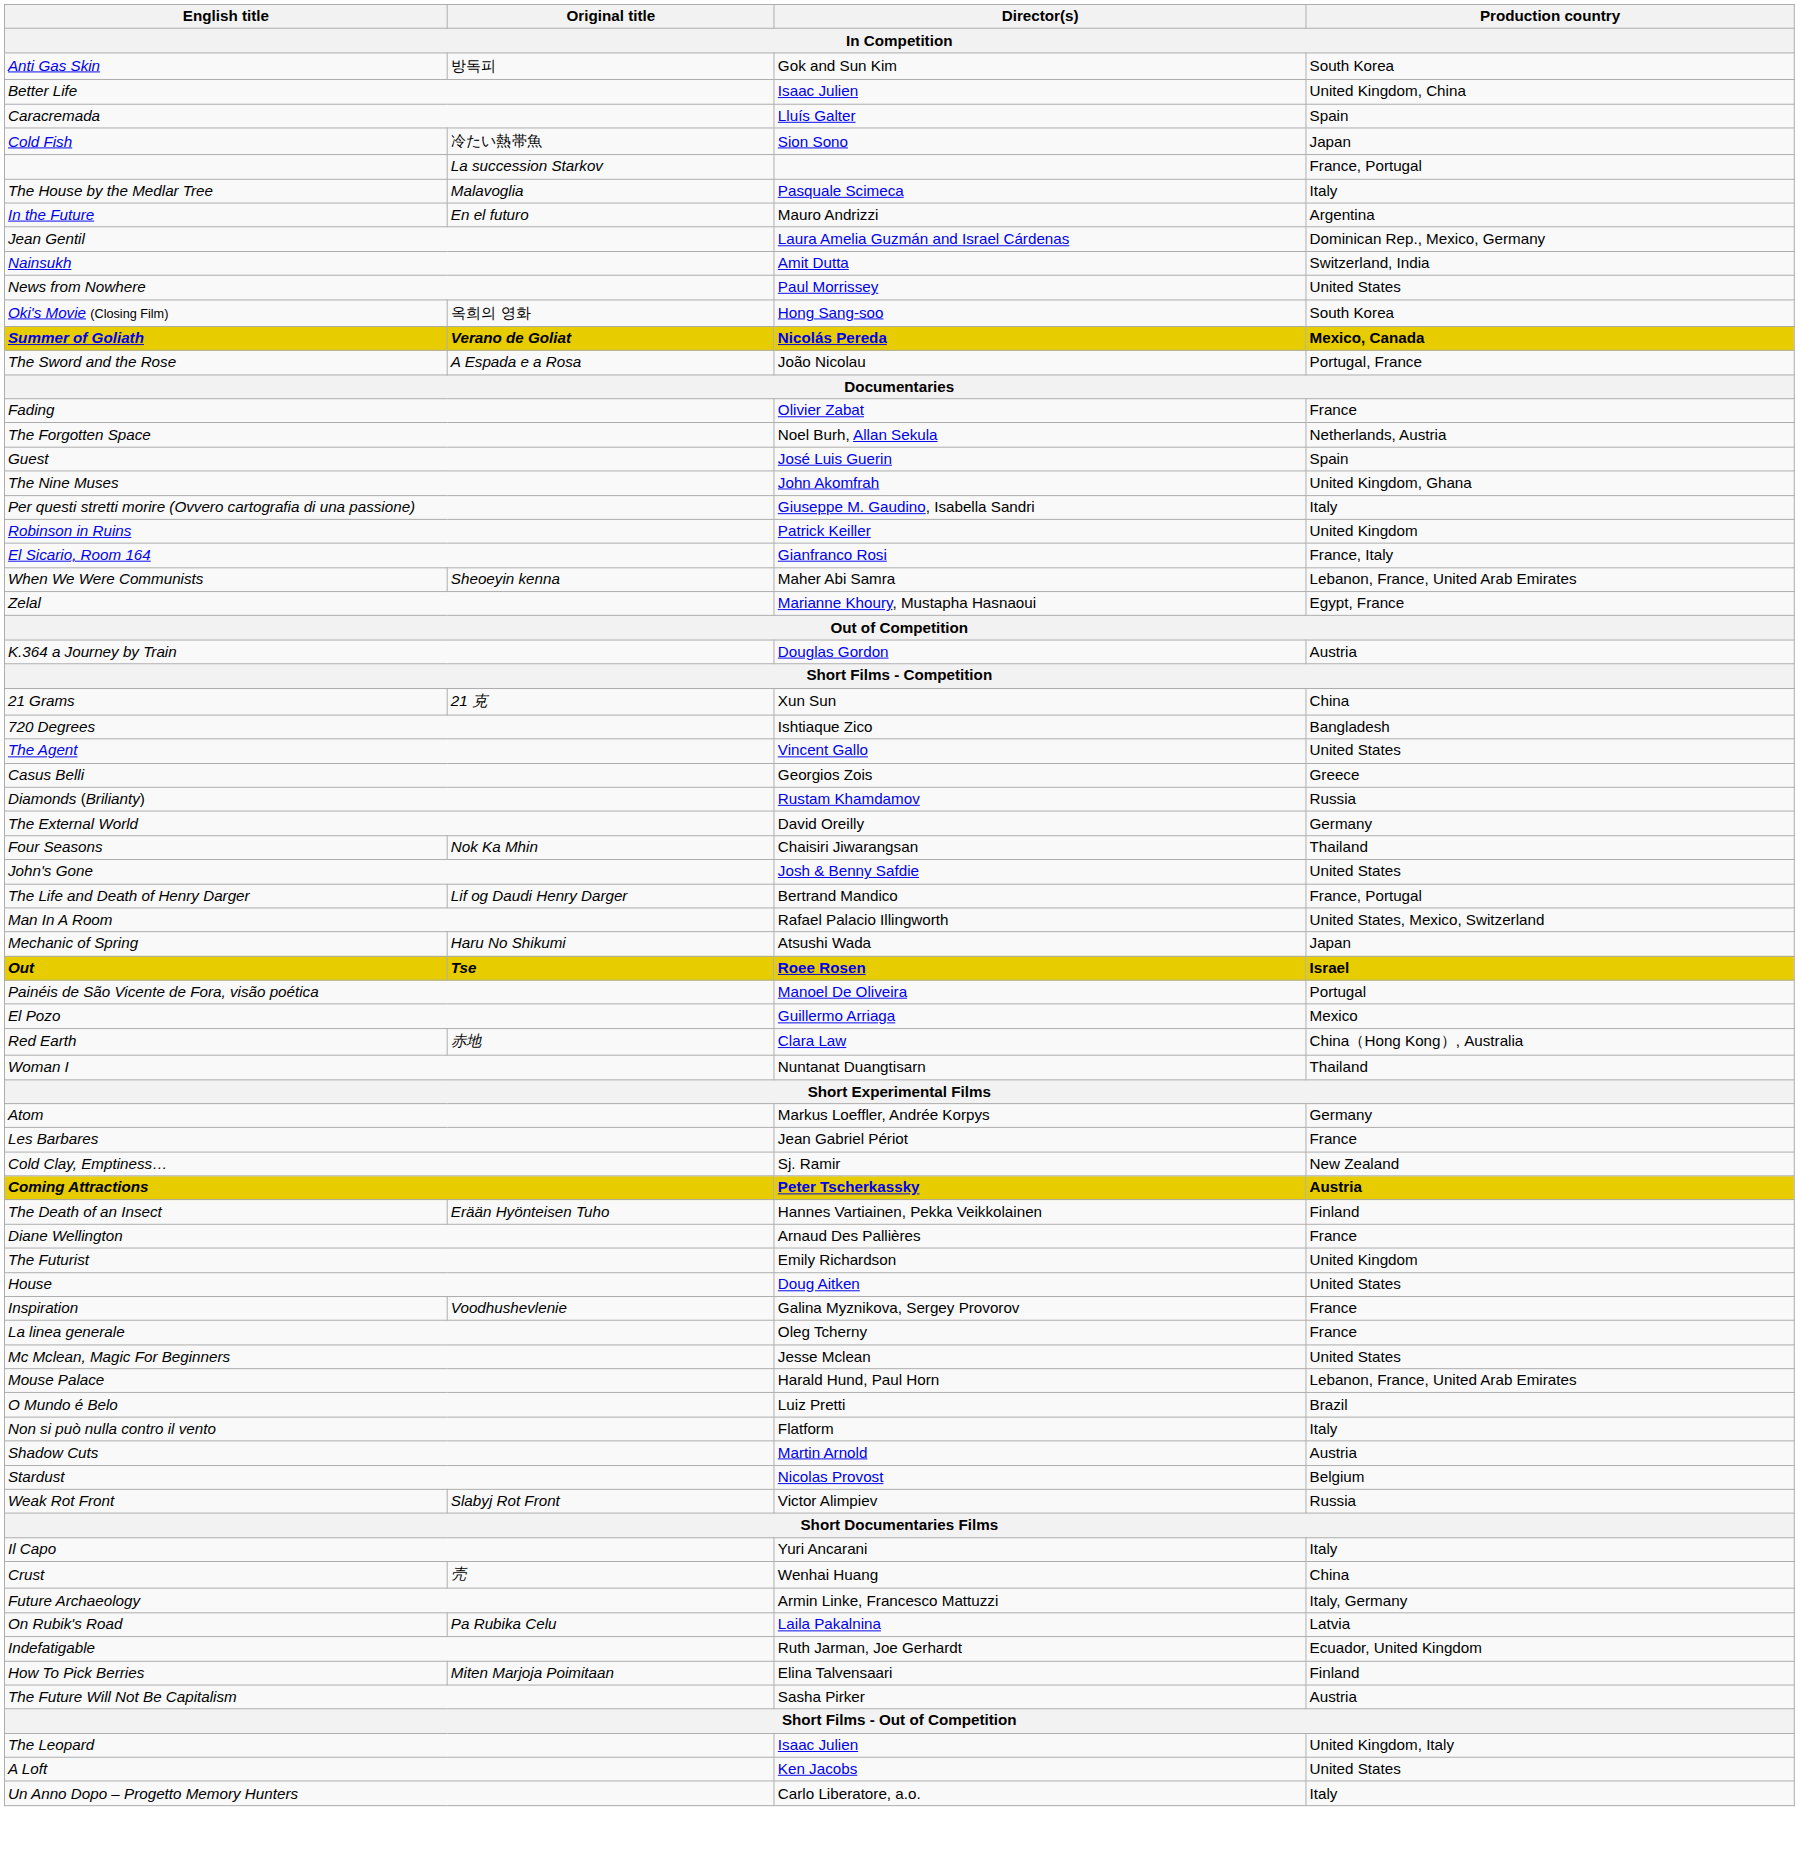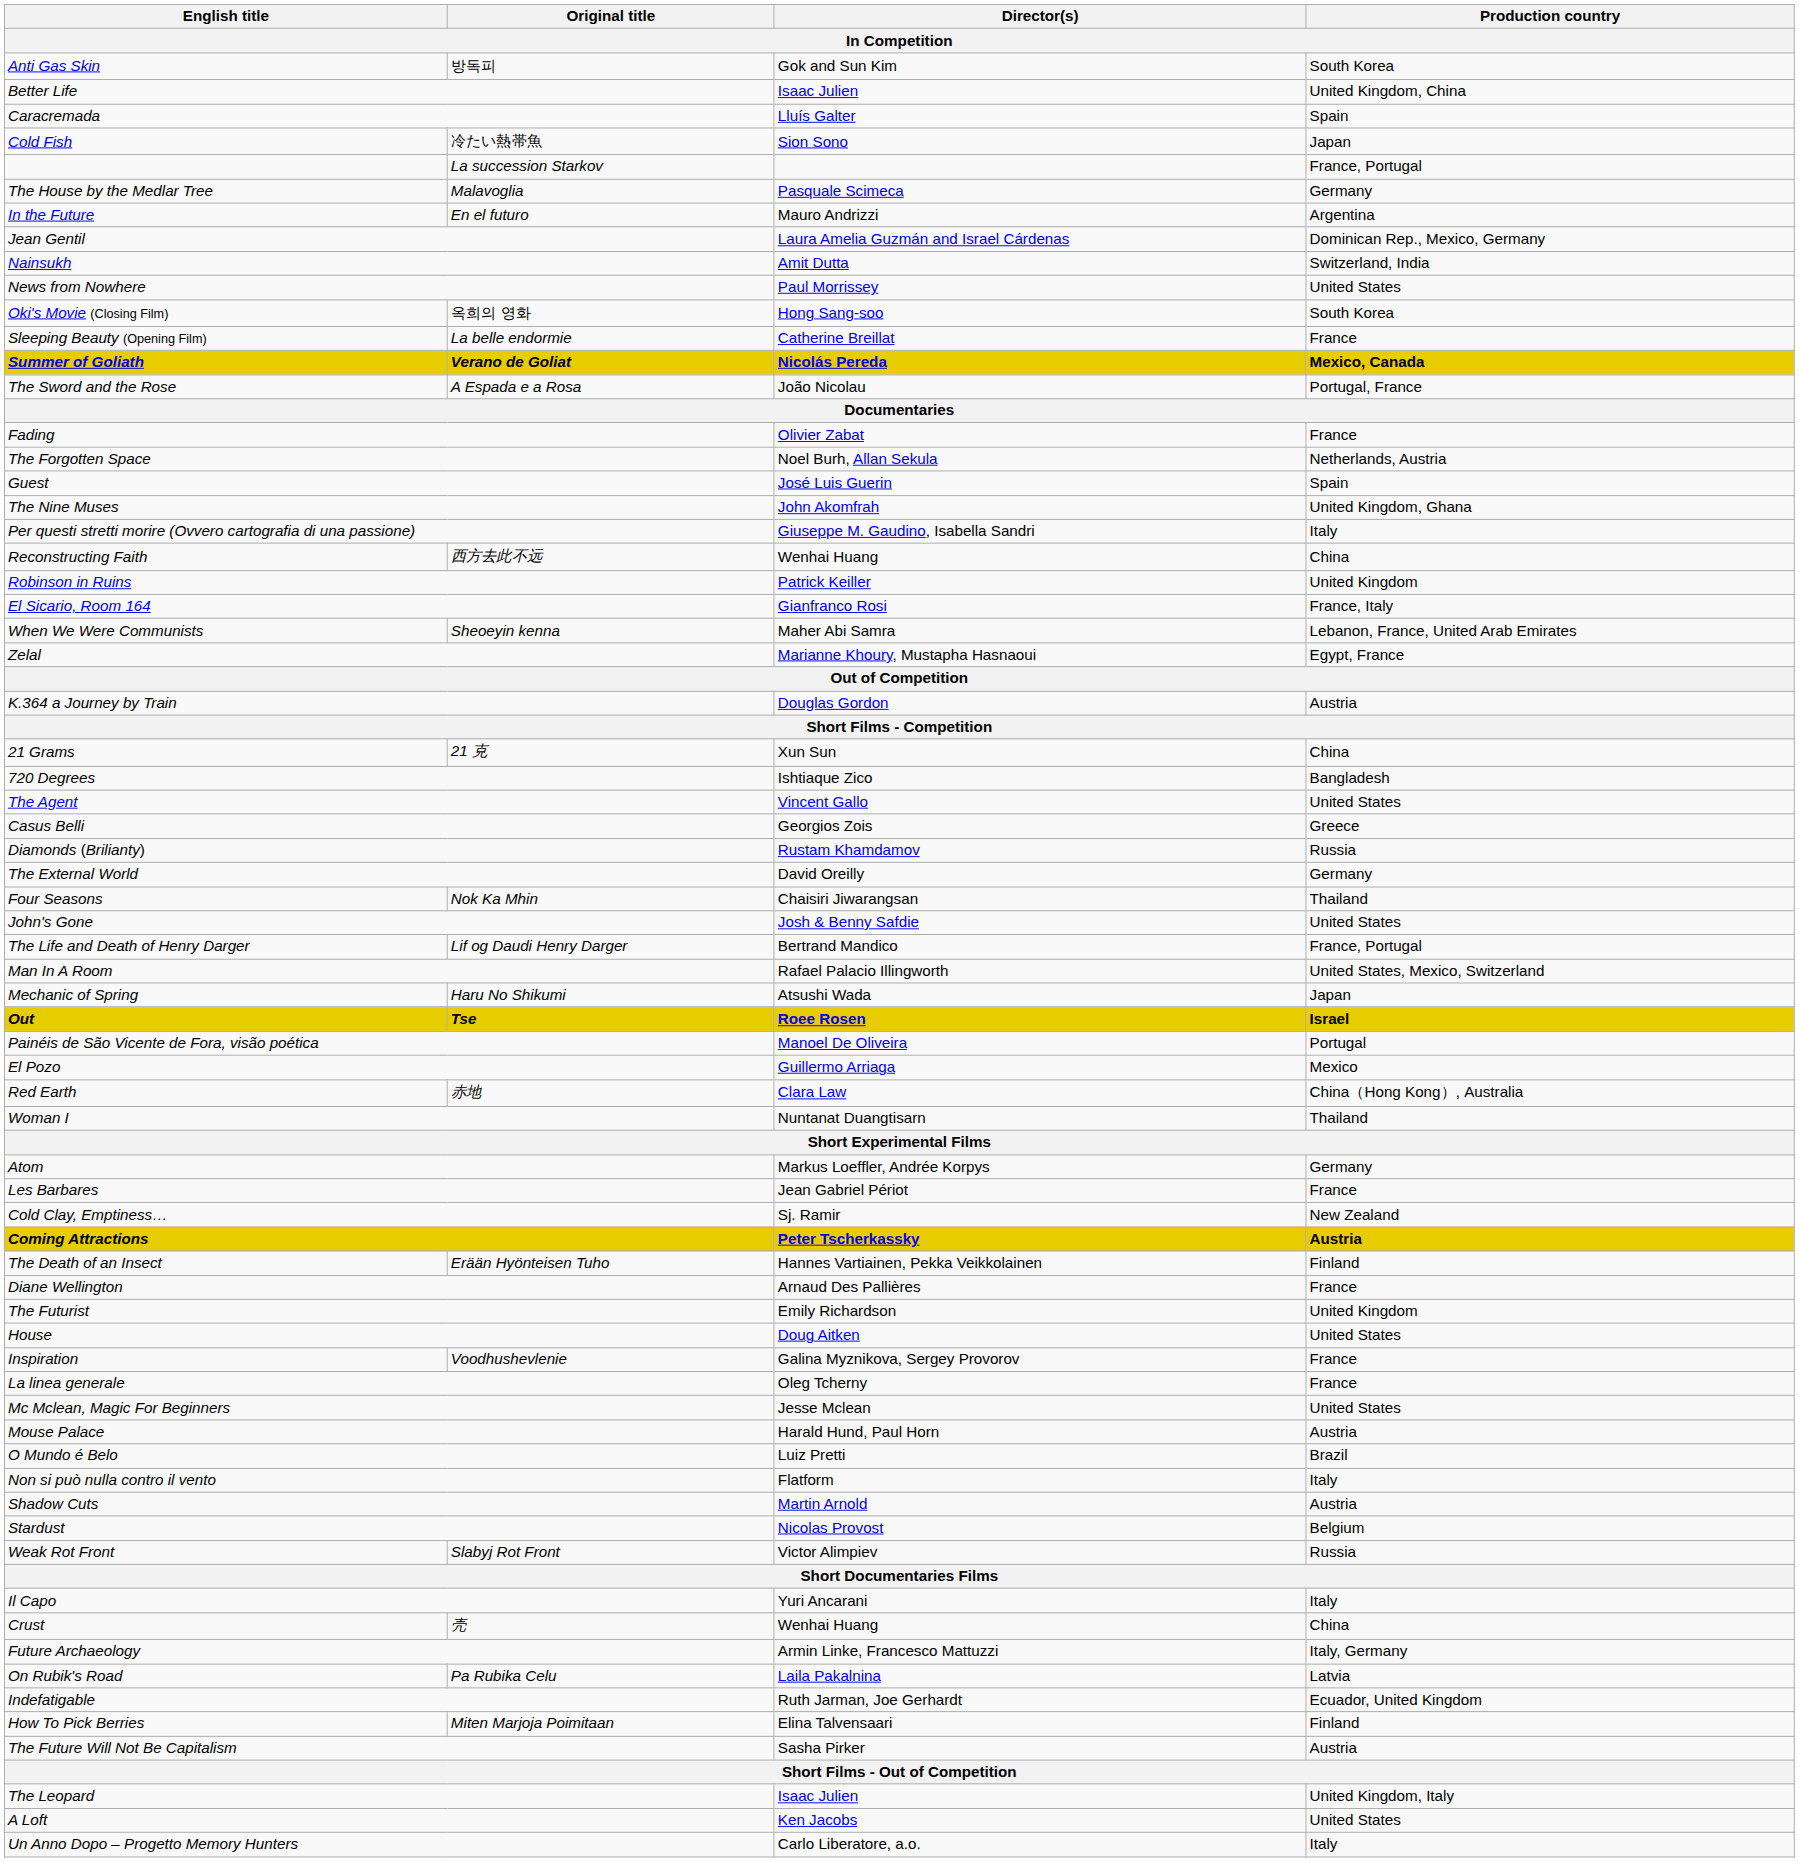(1323, 190) Italy -> (1341, 190) Germany
+ row: (107, 338)
+ row: (78, 556)
(1443, 1380) Lebanon, France, United Arab Emirates -> (1333, 1431) Austria
